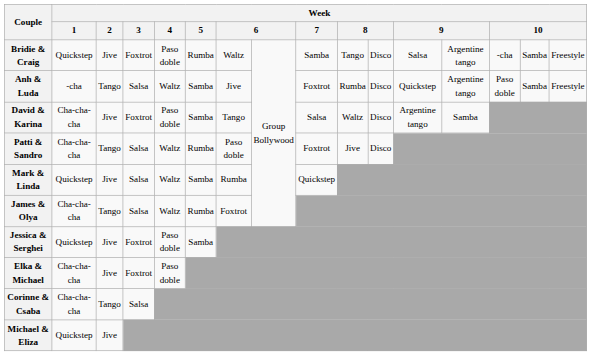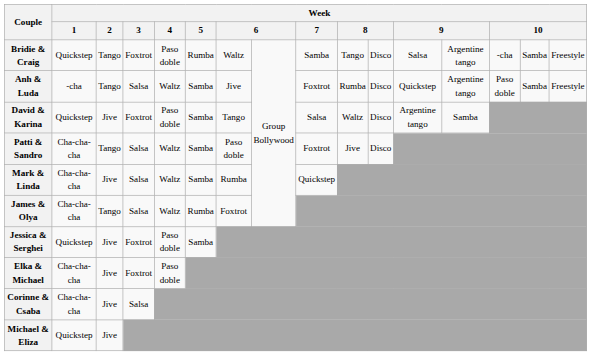(110, 55) Jive -> (110, 55) Tango
(74, 117) Cha-cha-cha -> (74, 117) Quickstep
(201, 148) Rumba -> (201, 148) Samba
(74, 179) Quickstep -> (74, 179) Cha-cha-cha
(110, 303) Tango -> (110, 303) Jive
